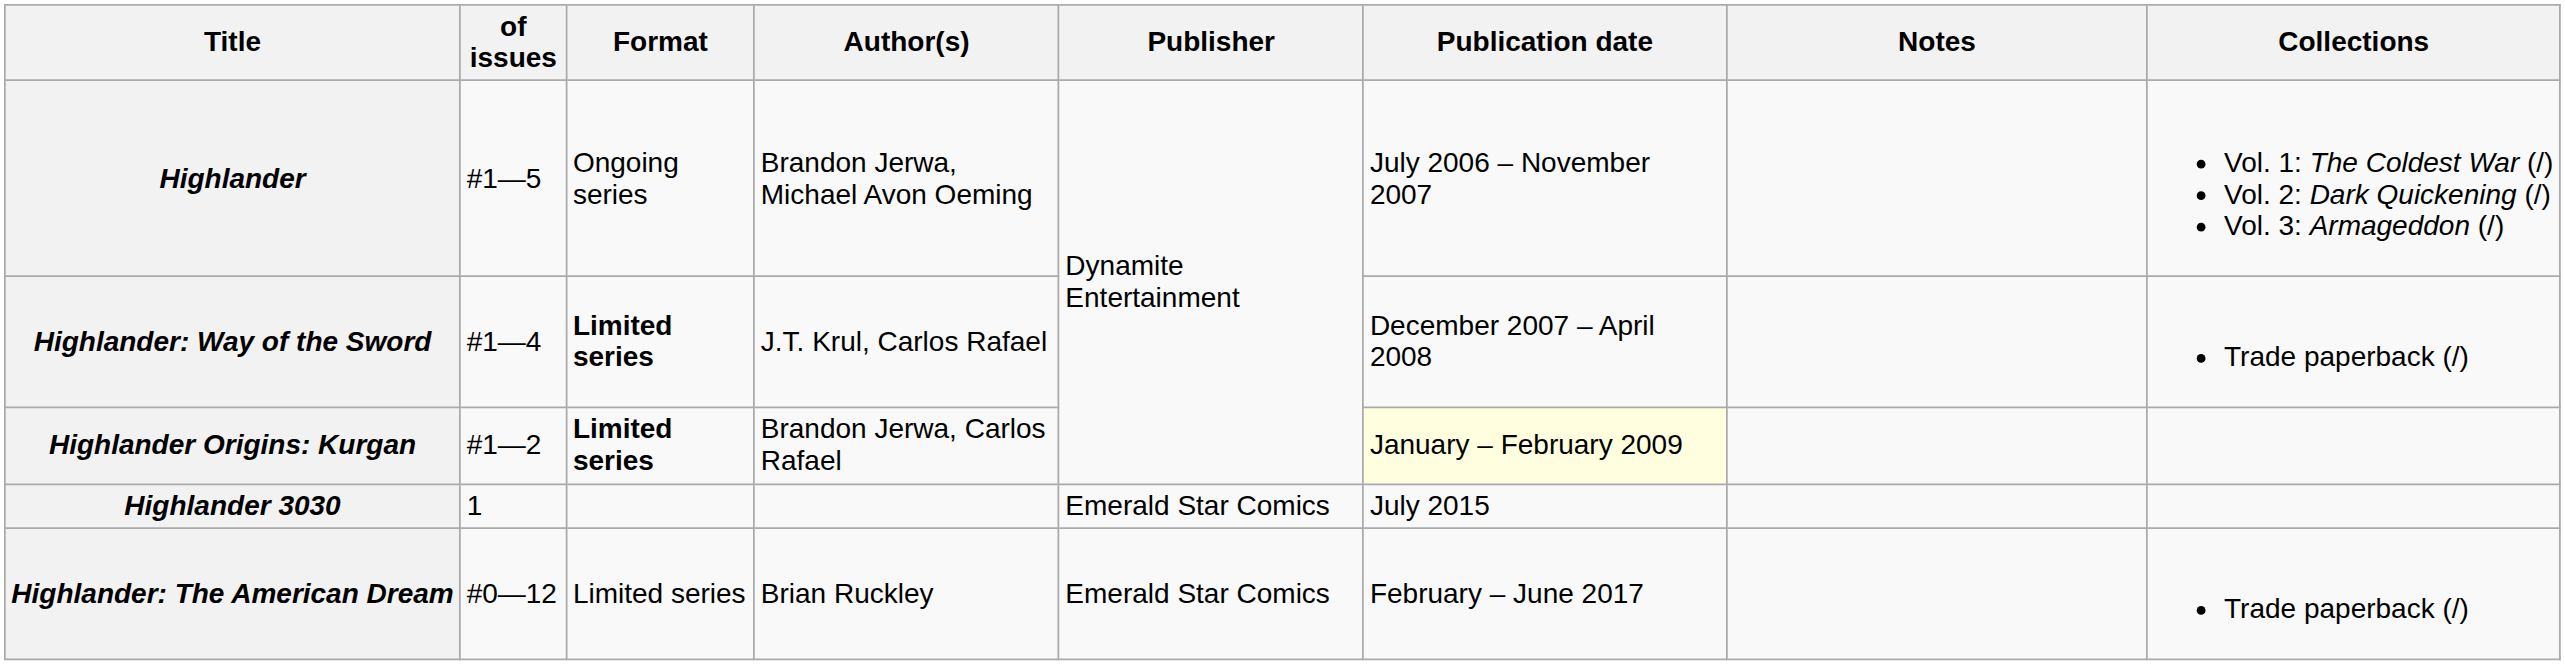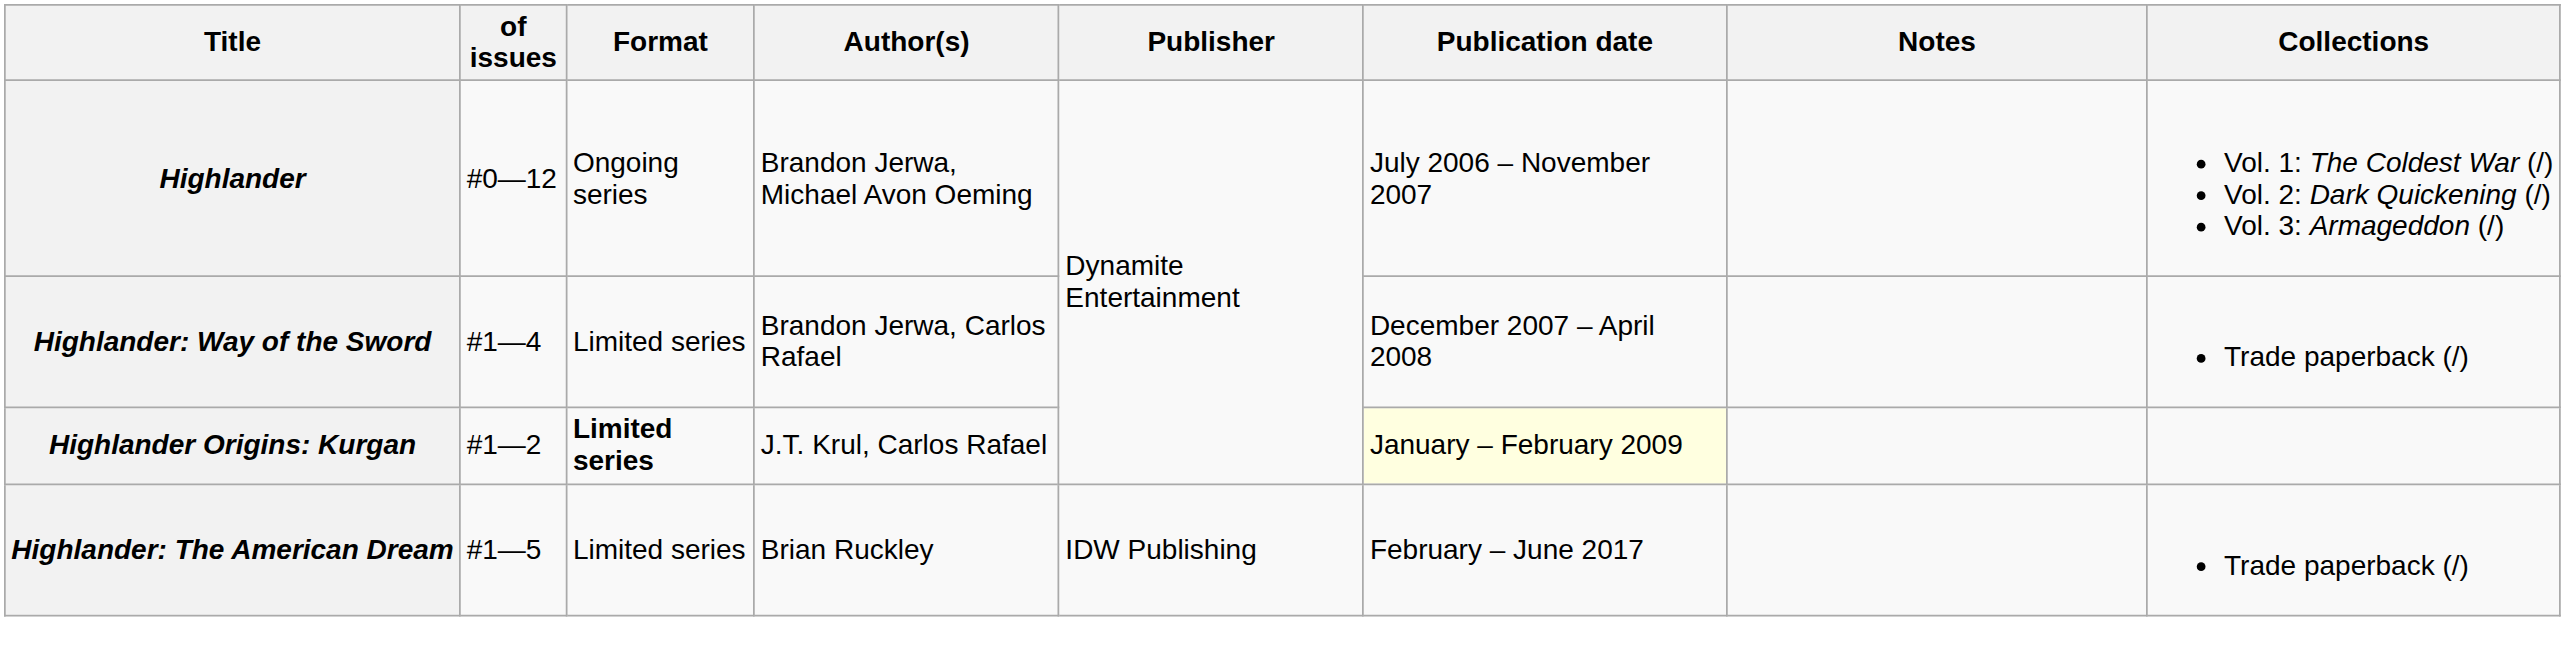(504, 177) #1—5 -> (512, 177) #0—12
(623, 341) bold -> (659, 341) normal
(904, 341) J.T. Krul, Carlos Rafael -> (903, 341) Brandon Jerwa, Carlos Rafael
(903, 445) Brandon Jerwa, Carlos Rafael -> (904, 445) J.T. Krul, Carlos Rafael
- row: (233, 505)
(512, 593) #0—12 -> (504, 549) #1—5
(1198, 593) Emerald Star Comics -> (1161, 549) IDW Publishing
